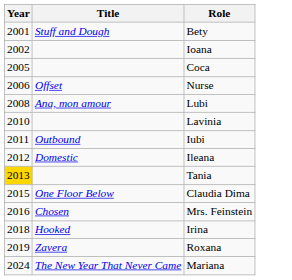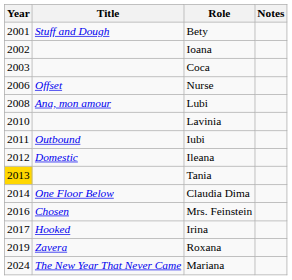+ column: (271, 13)
(18, 67) 2005 -> (18, 67) 2003
(18, 193) 2015 -> (18, 193) 2014
(18, 229) 2018 -> (18, 229) 2017
